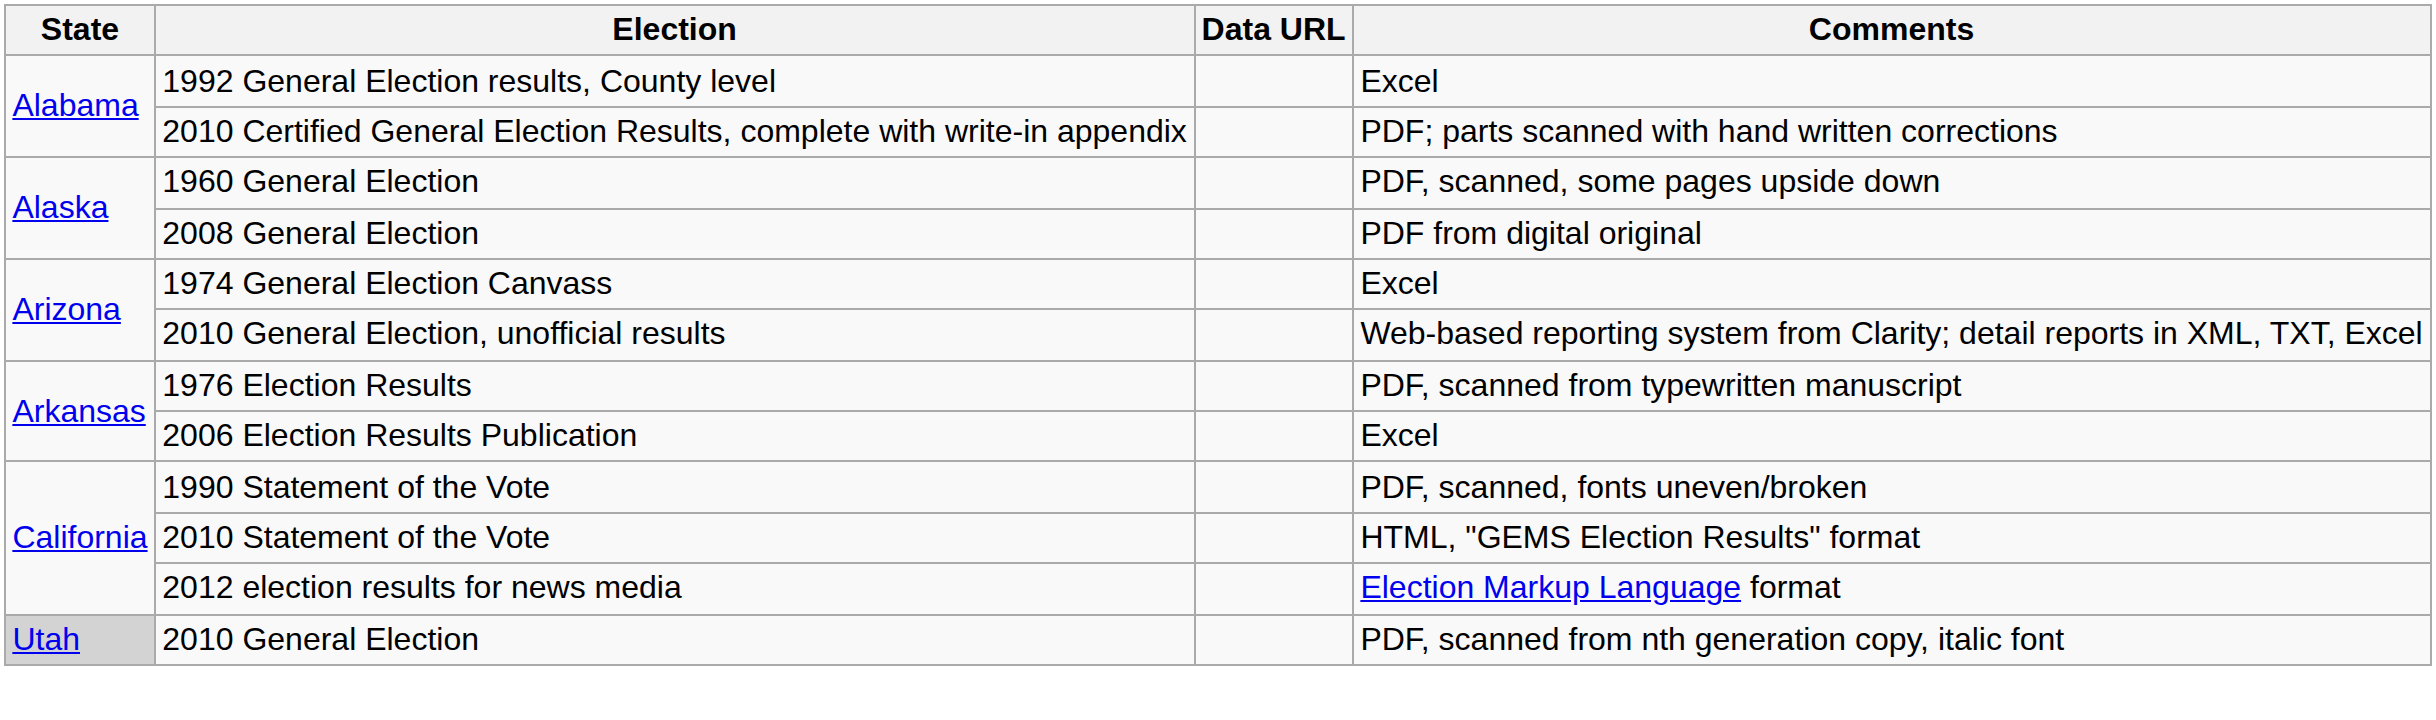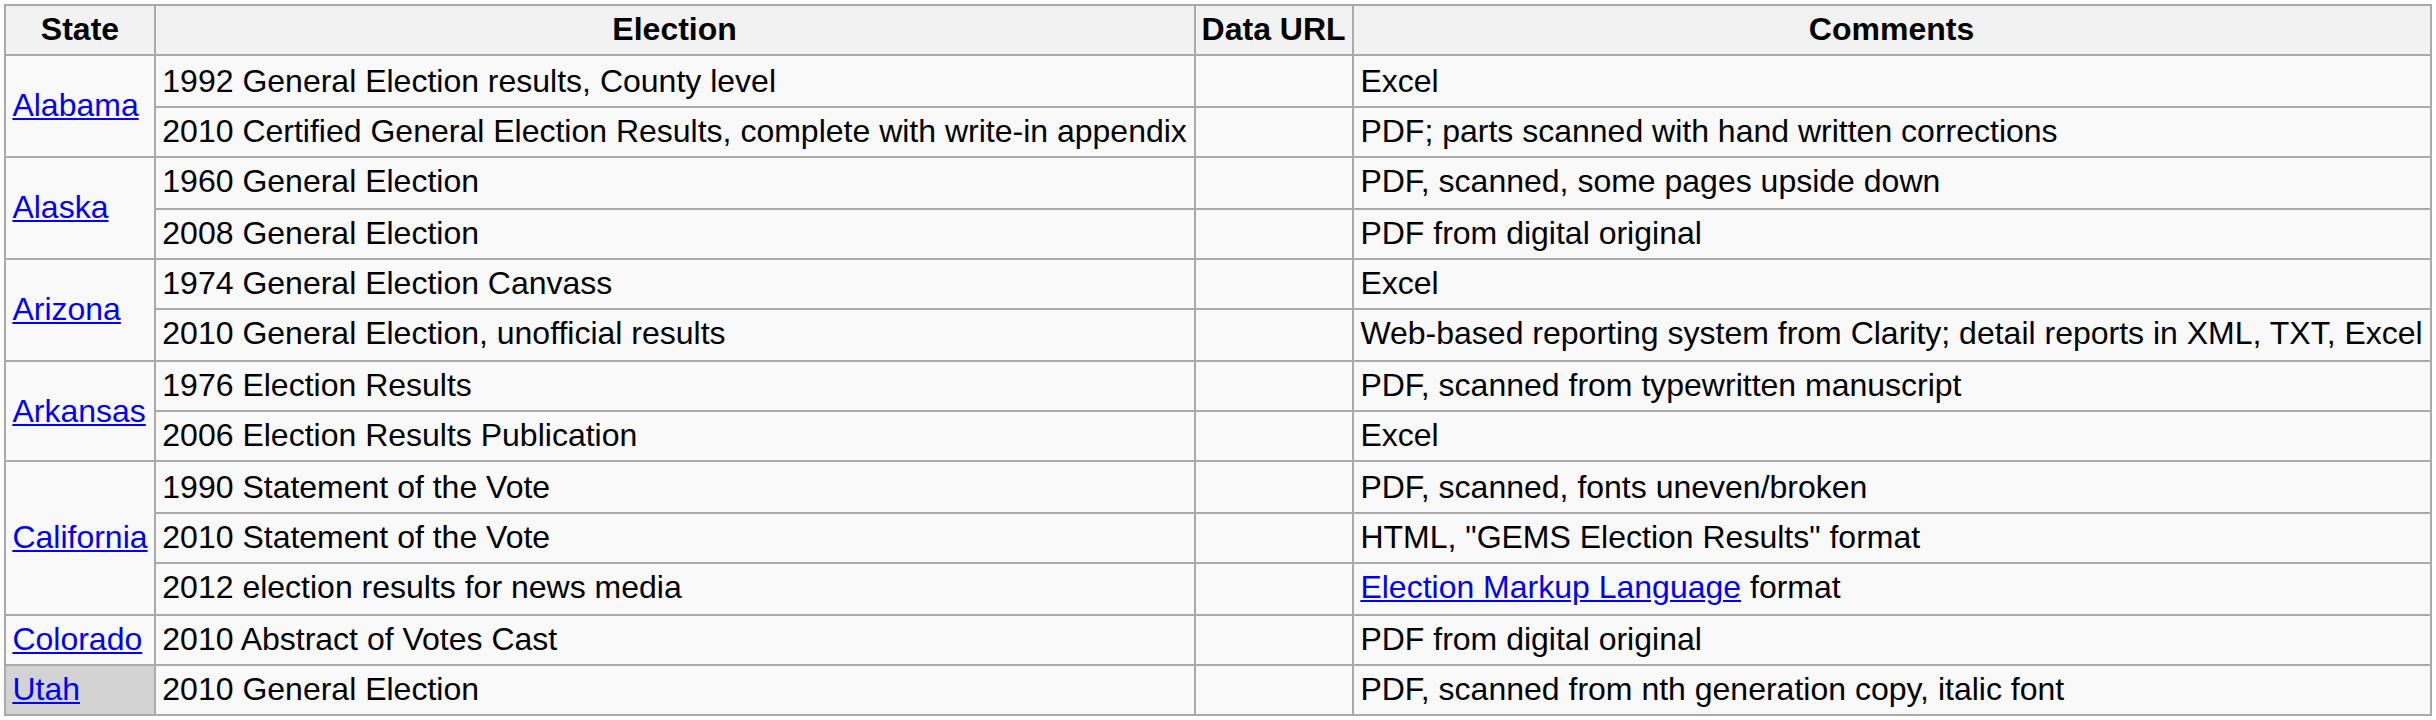+ row: (360, 638)
